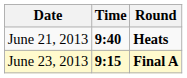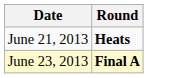- column: (111, 15)
